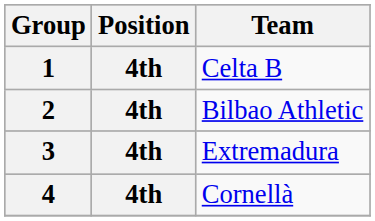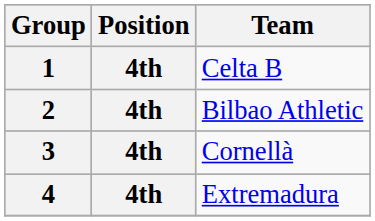(270, 151) Extremadura -> (247, 151) Cornellà
(247, 194) Cornellà -> (270, 194) Extremadura
